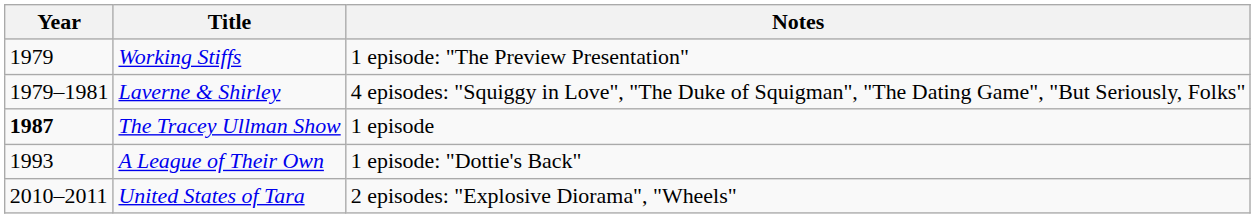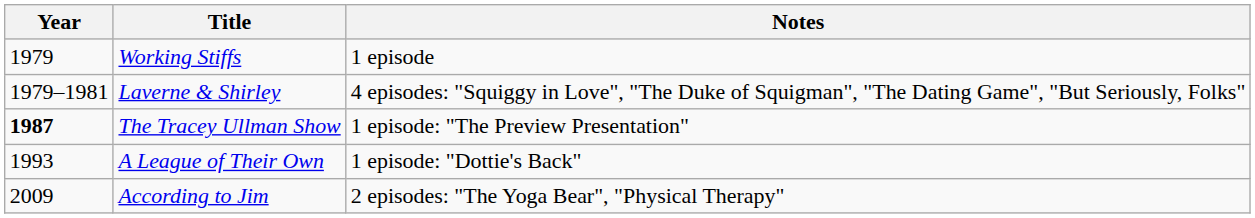(520, 56) 1 episode: "The Preview Presentation" -> (393, 56) 1 episode
(393, 126) 1 episode -> (520, 126) 1 episode: "The Preview Presentation"
+ row: (194, 195)
- row: (212, 195)
